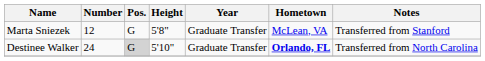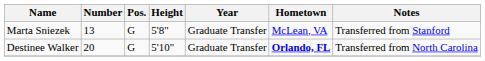(89, 30) 12 -> (89, 30) 13
(89, 47) 24 -> (89, 47) 20
(131, 47) lightgrey background -> (131, 47) no background
